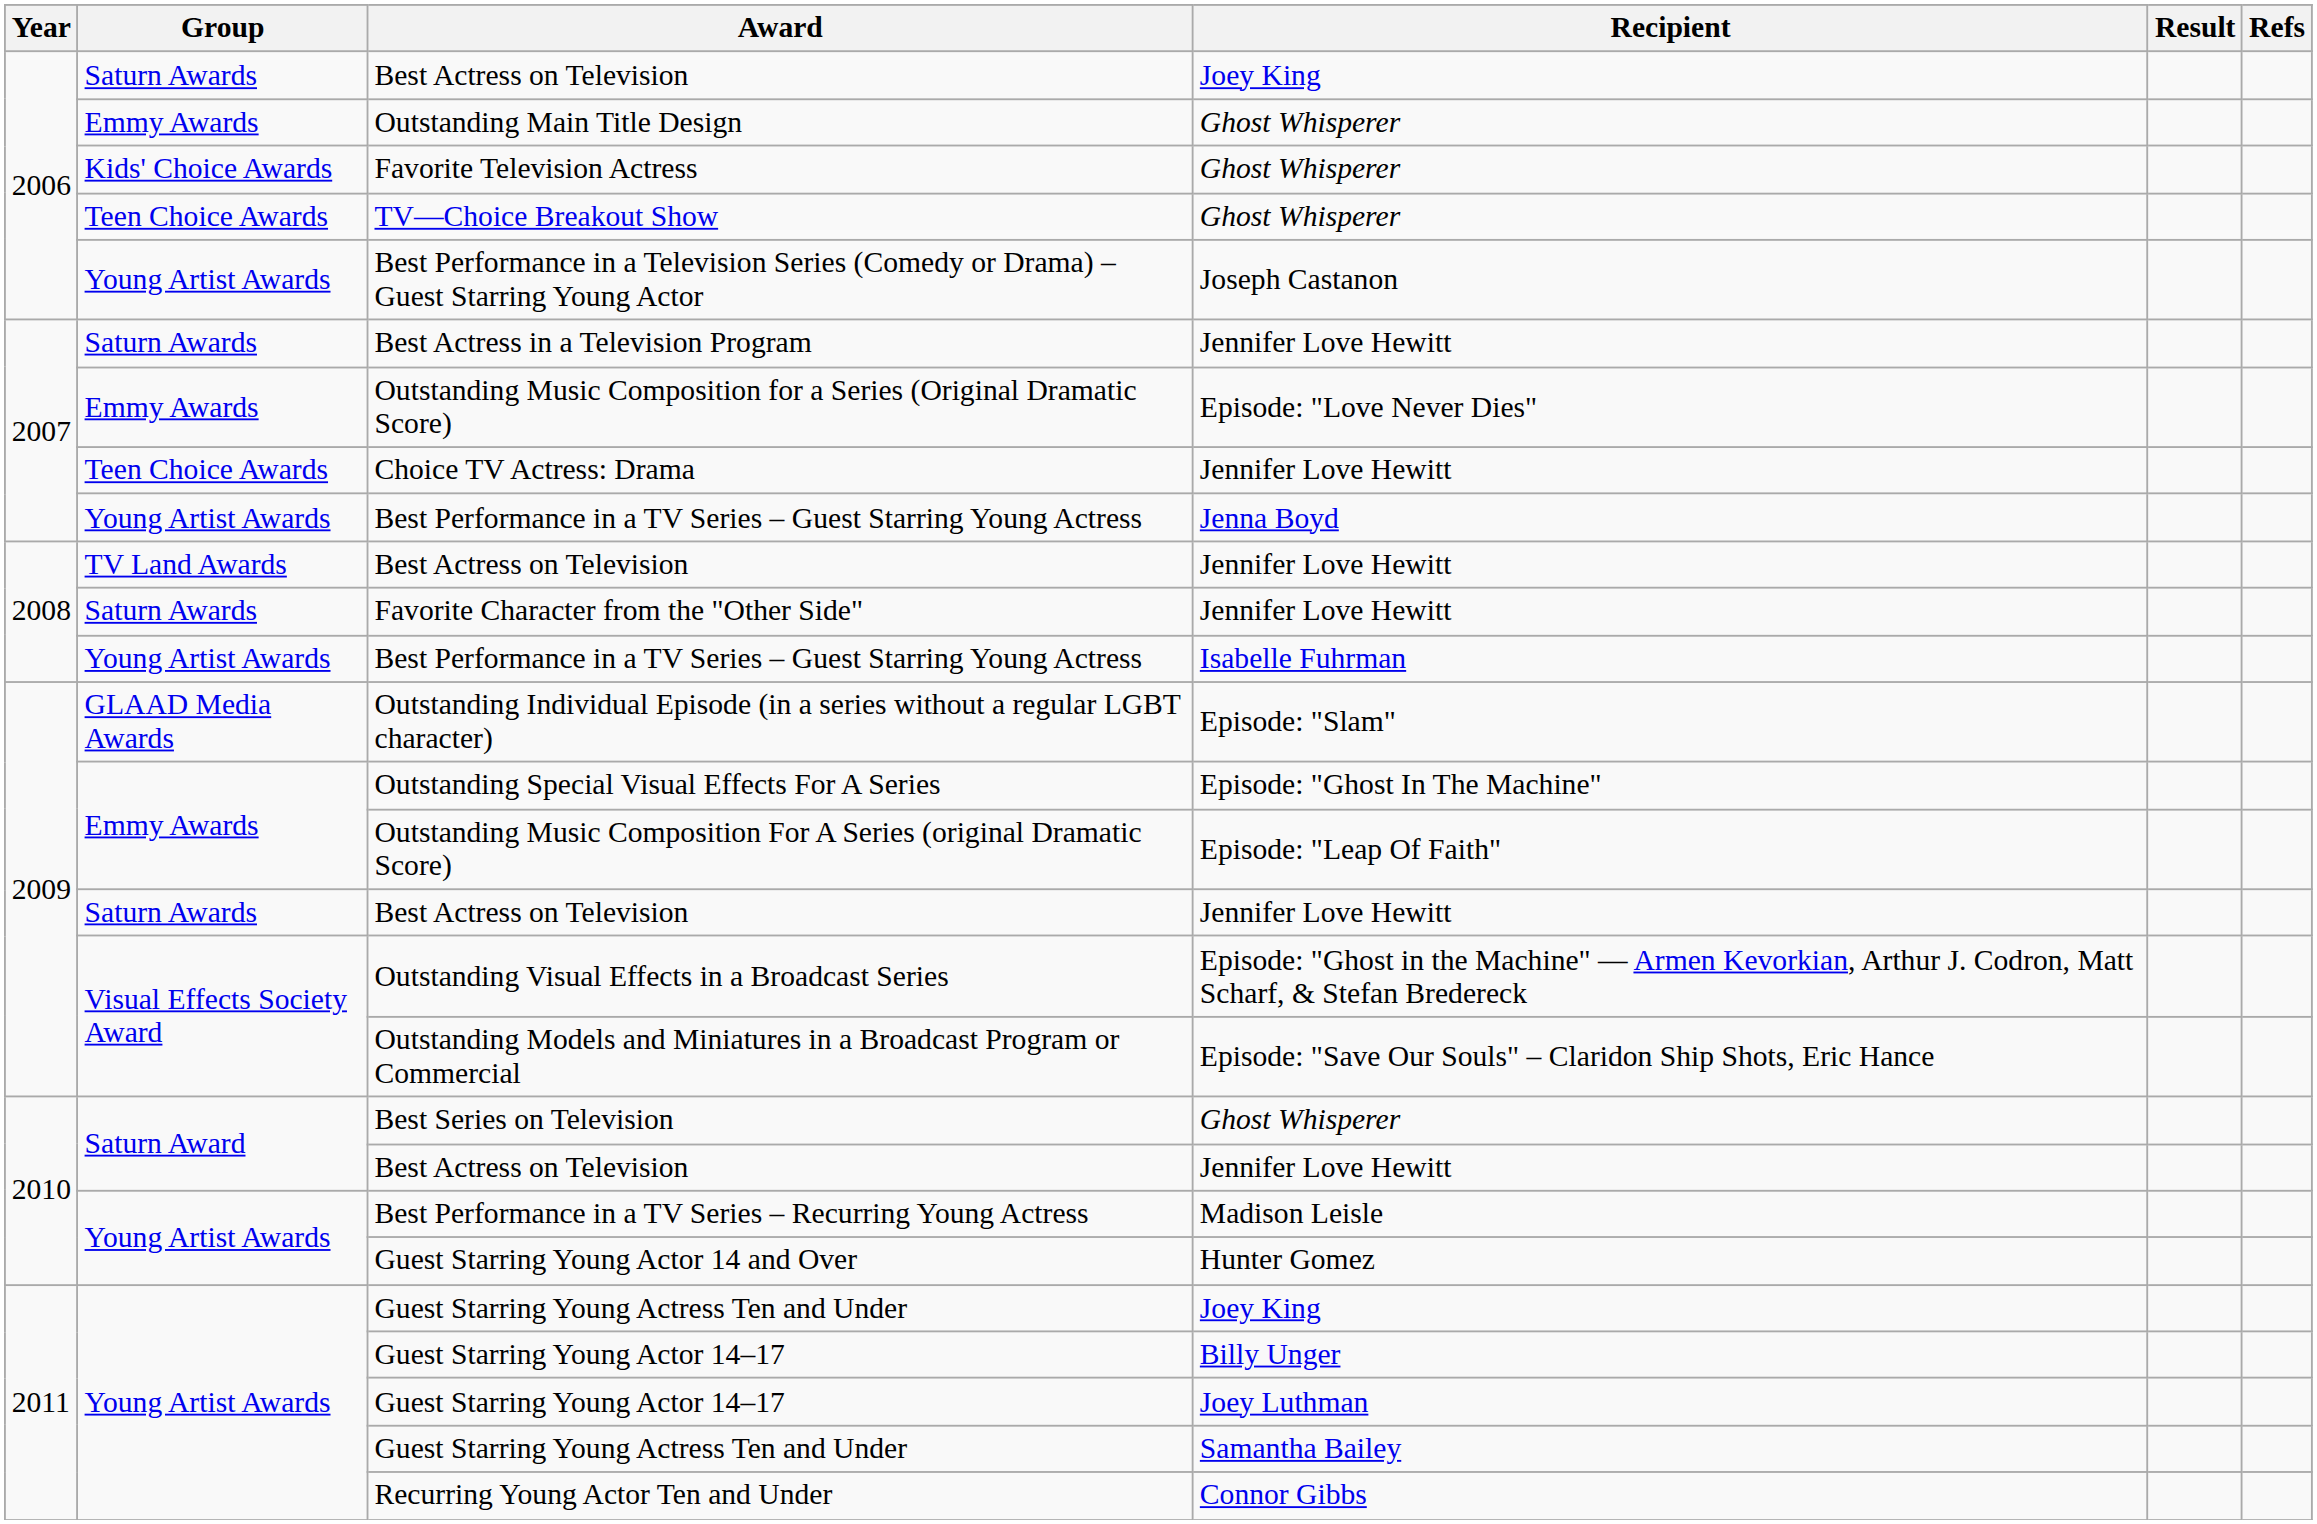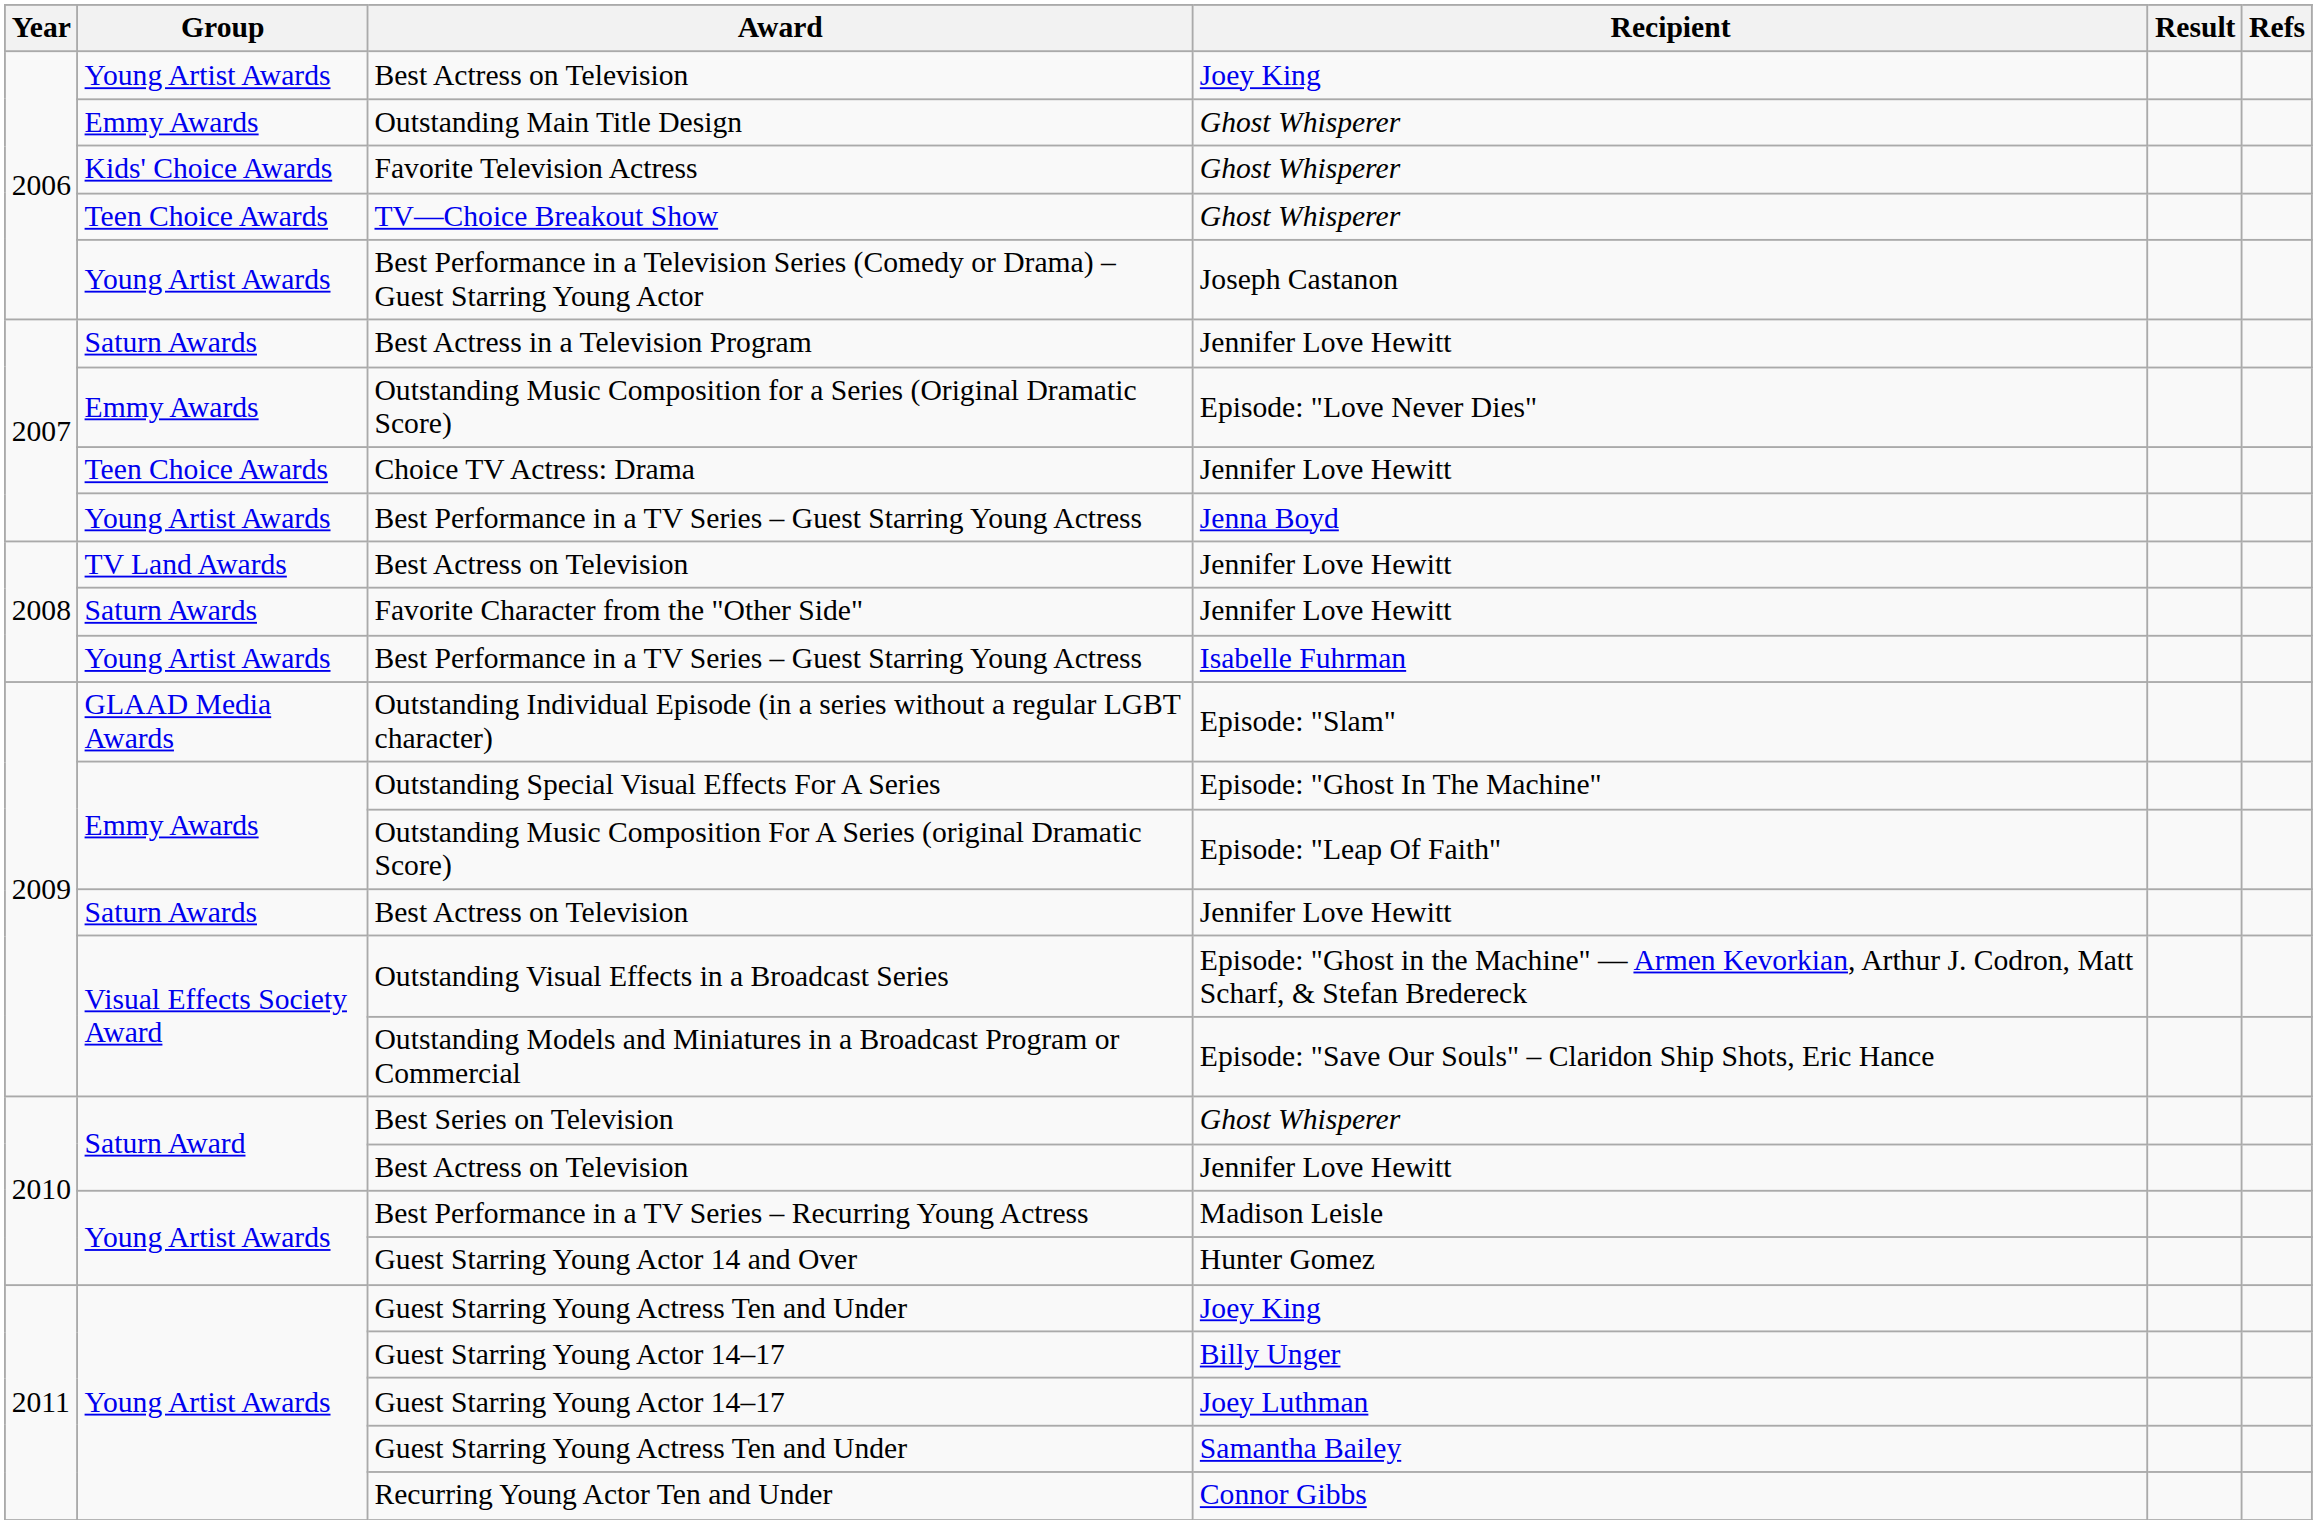(171, 74) Saturn Awards -> (208, 74) Young Artist Awards
